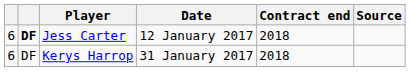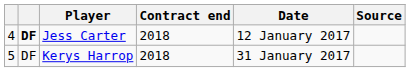columns swapped: (305, 15) <-> (196, 15)
(11, 35) 6 -> (11, 35) 4
(11, 56) 6 -> (11, 56) 5
